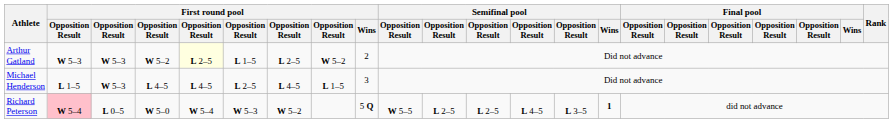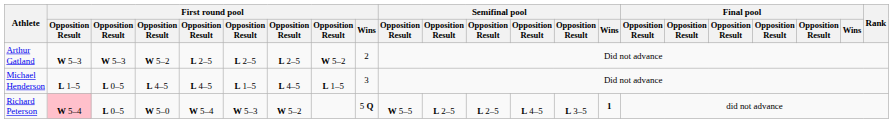(201, 61) lightyellow background -> (201, 61) no background
(245, 61) L 1–5 -> (245, 61) L 2–5
(113, 86) W 5–3 -> (113, 86) L 0–5
(245, 86) L 2–5 -> (245, 86) L 1–5
